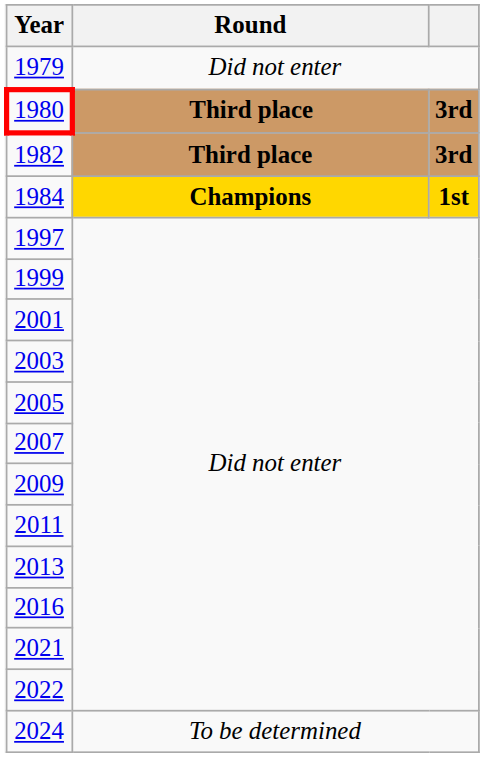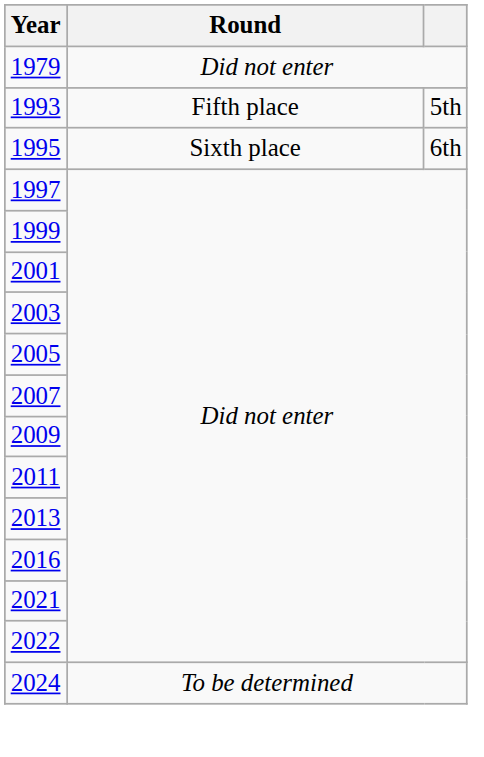- row: (39, 111)
- row: (39, 155)
- row: (39, 196)
+ row: (36, 107)
+ row: (36, 148)
